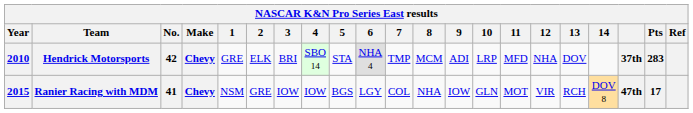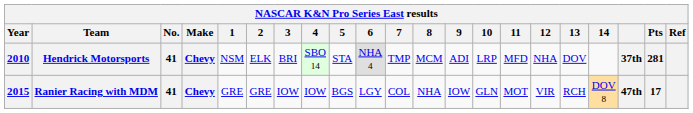(171, 59) 42 -> (171, 59) 41
(232, 59) GRE -> (232, 59) NSM
(655, 59) 283 -> (655, 59) 281
(232, 92) NSM -> (232, 92) GRE
